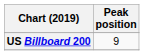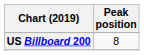(116, 41) 9 -> (116, 41) 8
